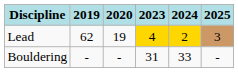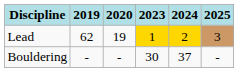(152, 36) 4 -> (152, 36) 1
(152, 57) 31 -> (152, 57) 30
(185, 57) 33 -> (185, 57) 37
